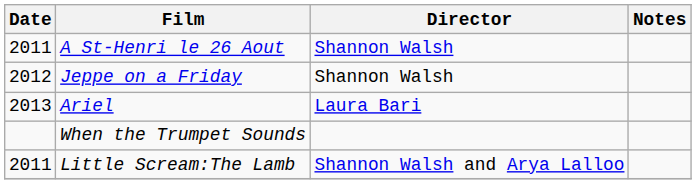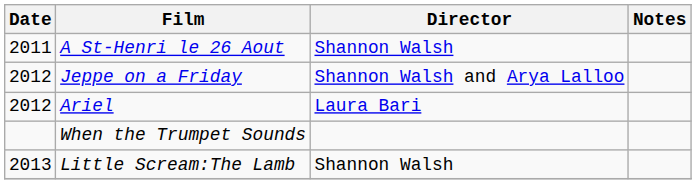(384, 77) Shannon Walsh -> (469, 77) Shannon Walsh and Arya Lalloo
(30, 106) 2013 -> (30, 106) 2012
(30, 164) 2011 -> (30, 164) 2013
(469, 164) Shannon Walsh and Arya Lalloo -> (384, 164) Shannon Walsh
